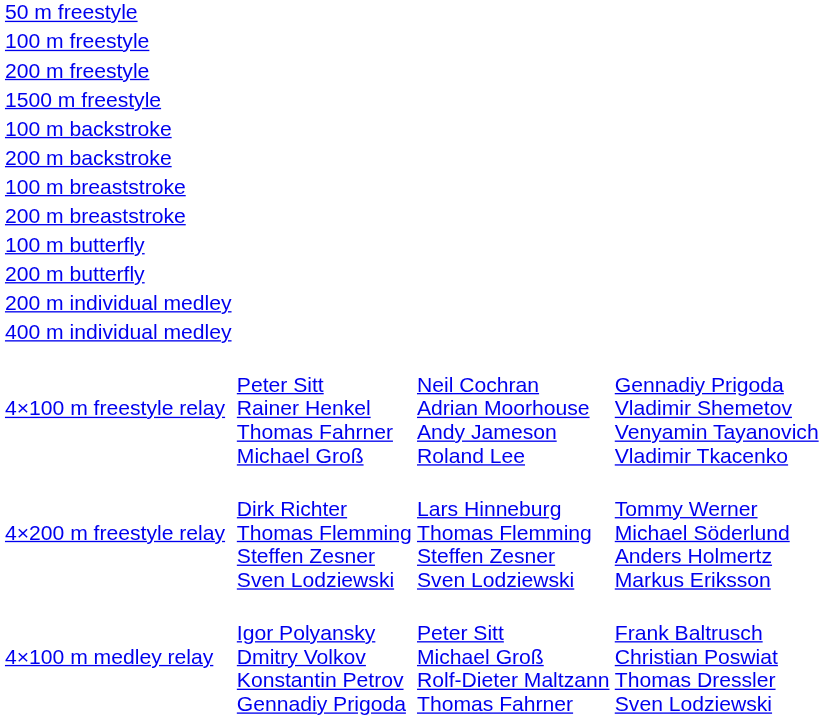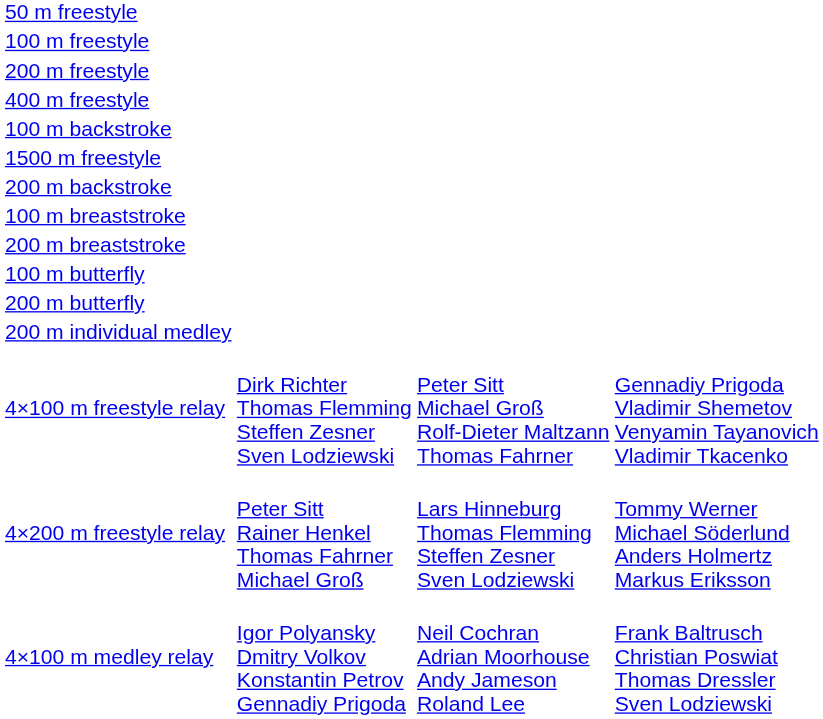+ row: (77, 99)
rows swapped: (83, 99) <-> (88, 128)
- row: (118, 332)
(315, 420) Peter Sitt Rainer Henkel Thomas Fahrner Michael Groß -> (324, 420) Dirk Richter Thomas Flemming Steffen Zesner Sven Lodziewski
(503, 420) Neil Cochran Adrian Moorhouse Andy Jameson Roland Lee -> (513, 420) Peter Sitt Michael Groß Rolf-Dieter Maltzann Thomas Fahrner
(324, 544) Dirk Richter Thomas Flemming Steffen Zesner Sven Lodziewski -> (315, 544) Peter Sitt Rainer Henkel Thomas Fahrner Michael Groß
(513, 668) Peter Sitt Michael Groß Rolf-Dieter Maltzann Thomas Fahrner -> (503, 668) Neil Cochran Adrian Moorhouse Andy Jameson Roland Lee
